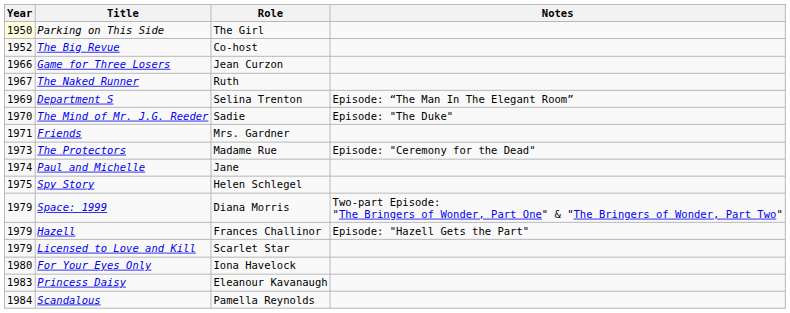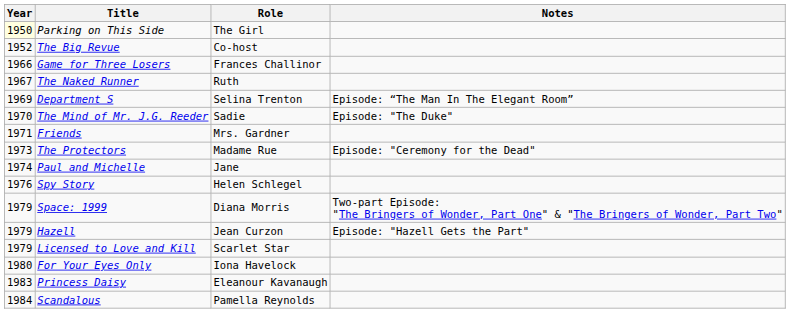(248, 64) Jean Curzon -> (267, 64) Frances Challinor
(20, 185) 1975 -> (20, 185) 1976
(267, 231) Frances Challinor -> (248, 231) Jean Curzon
